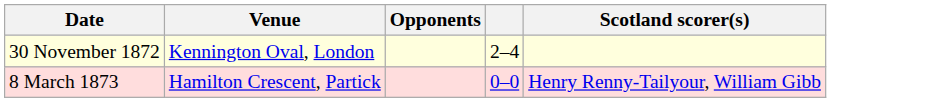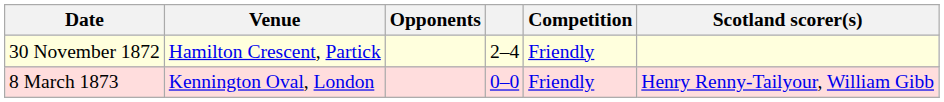+ column: (580, 19)
(272, 50) Kennington Oval, London -> (275, 50) Hamilton Crescent, Partick
(275, 81) Hamilton Crescent, Partick -> (272, 81) Kennington Oval, London
